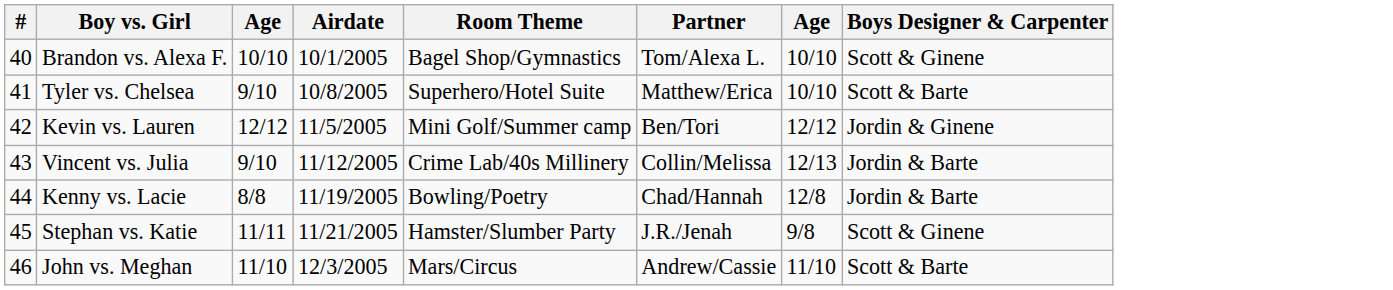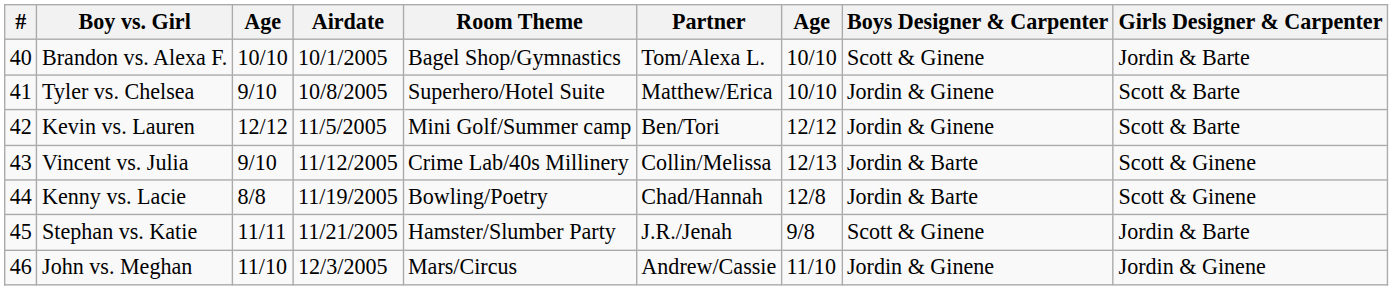+ column: (1251, 22)
(908, 92) Scott & Barte -> (921, 92) Jordin & Ginene
(908, 267) Scott & Barte -> (921, 267) Jordin & Ginene
